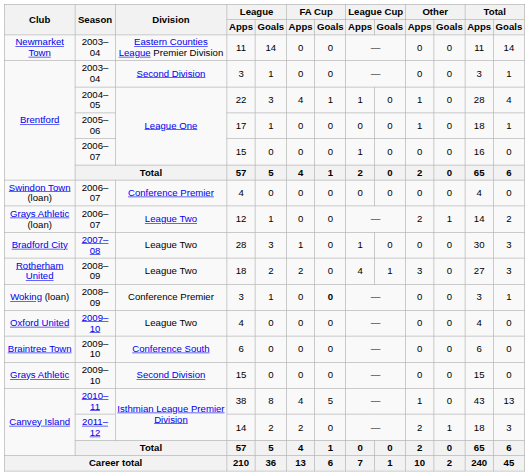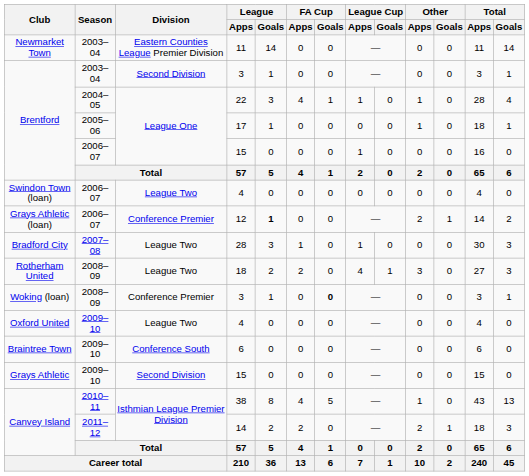(171, 193) Conference Premier -> (171, 193) League Two
(171, 219) League Two -> (171, 219) Conference Premier
(271, 219) normal -> (271, 219) bold
